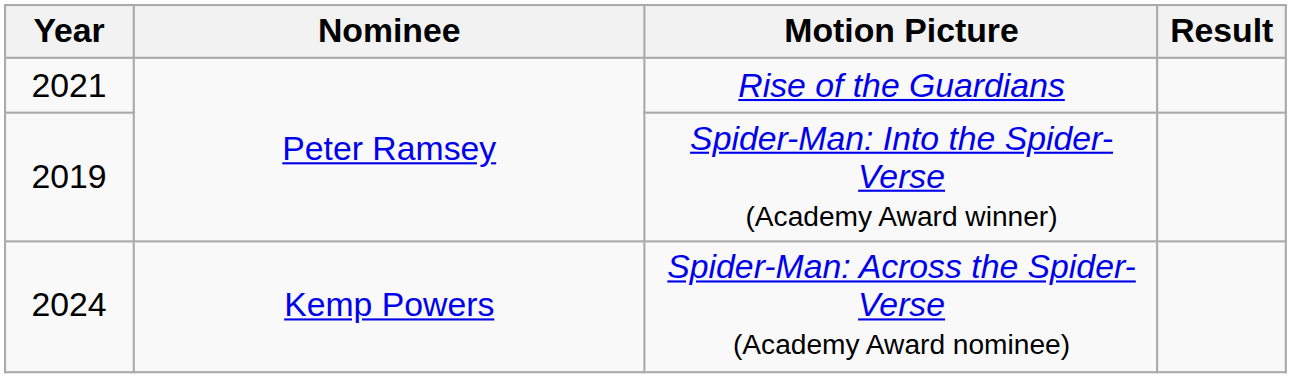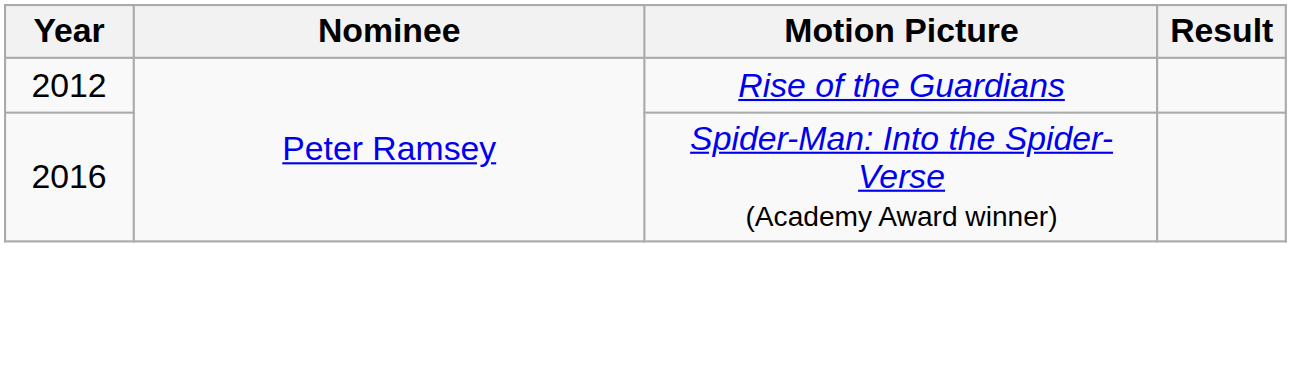(69, 84) 2021 -> (69, 84) 2012
(69, 176) 2019 -> (69, 176) 2016
- row: (902, 305)
